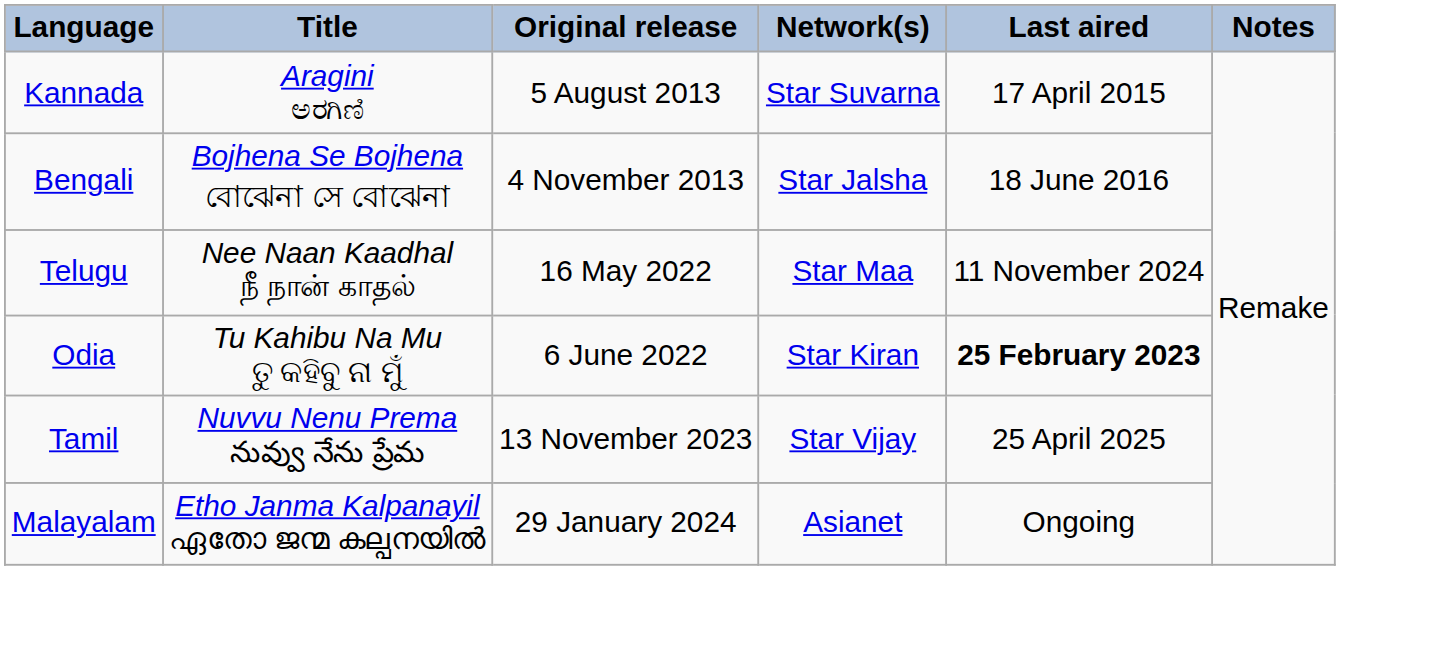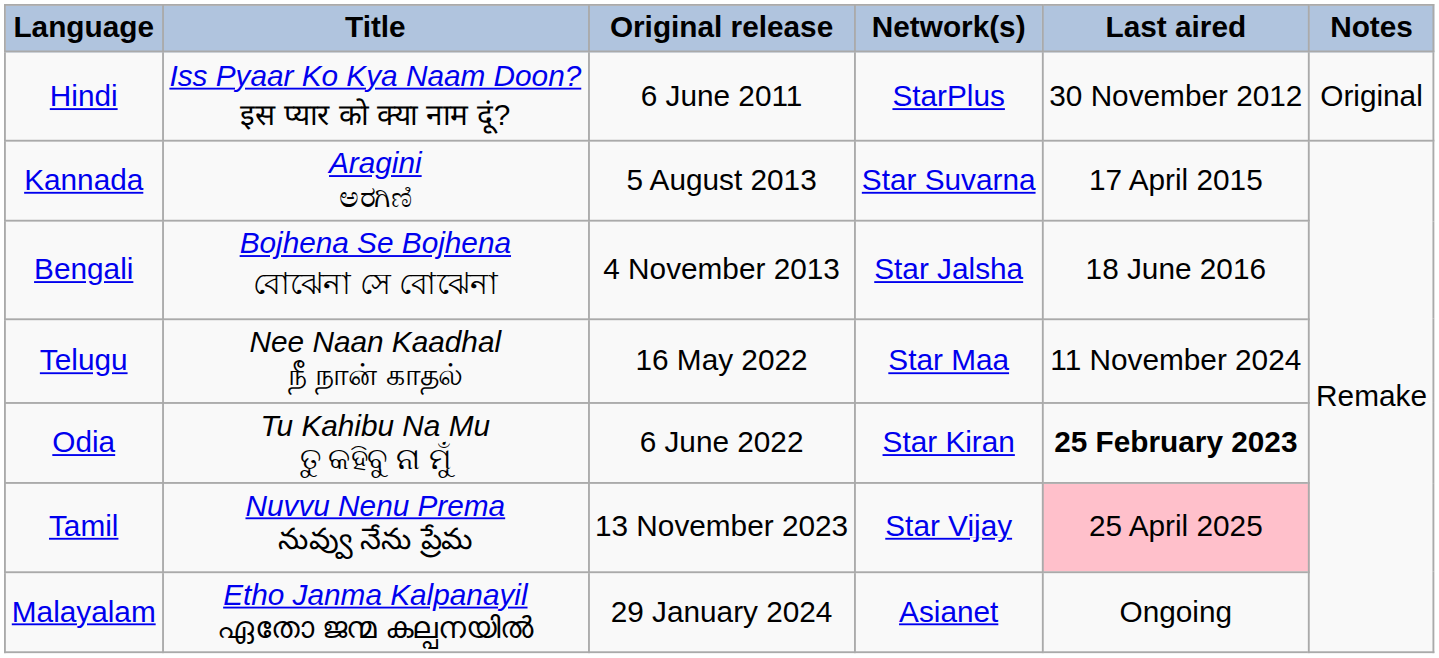+ row: (84, 95)
(1079, 438) no background -> (1176, 527) pink background
